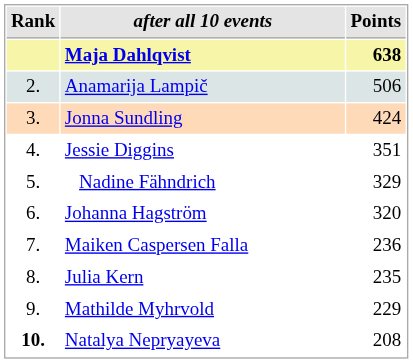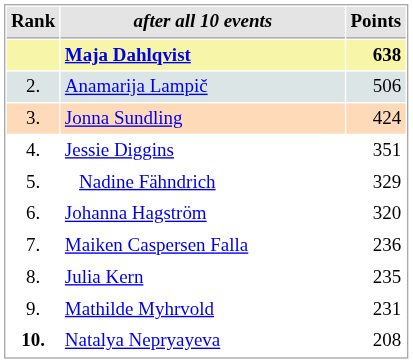(387, 308) 229 -> (387, 308) 231
